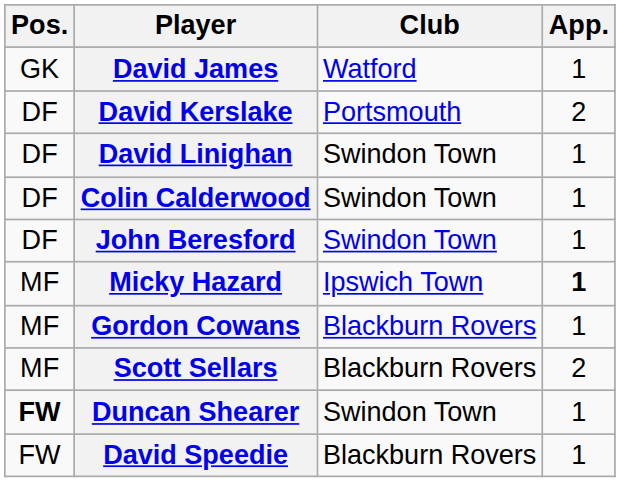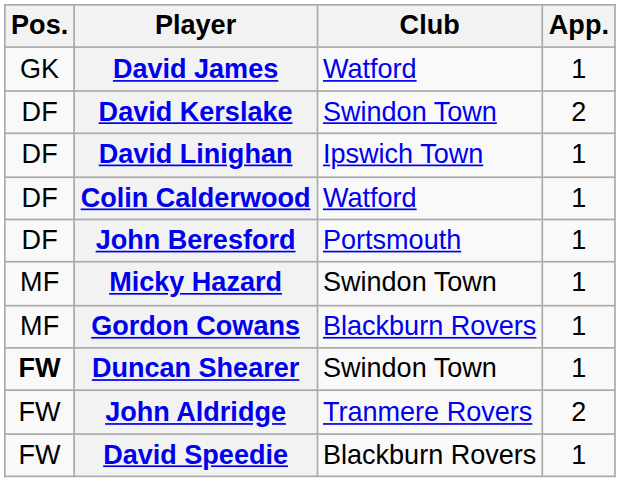(392, 111) Portsmouth -> (410, 111) Swindon Town
(410, 154) Swindon Town -> (403, 154) Ipswich Town
(410, 197) Swindon Town -> (370, 197) Watford
(410, 240) Swindon Town -> (392, 240) Portsmouth
(403, 283) Ipswich Town -> (410, 283) Swindon Town
(579, 283) bold -> (579, 283) normal
- row: (196, 369)
+ row: (196, 411)
